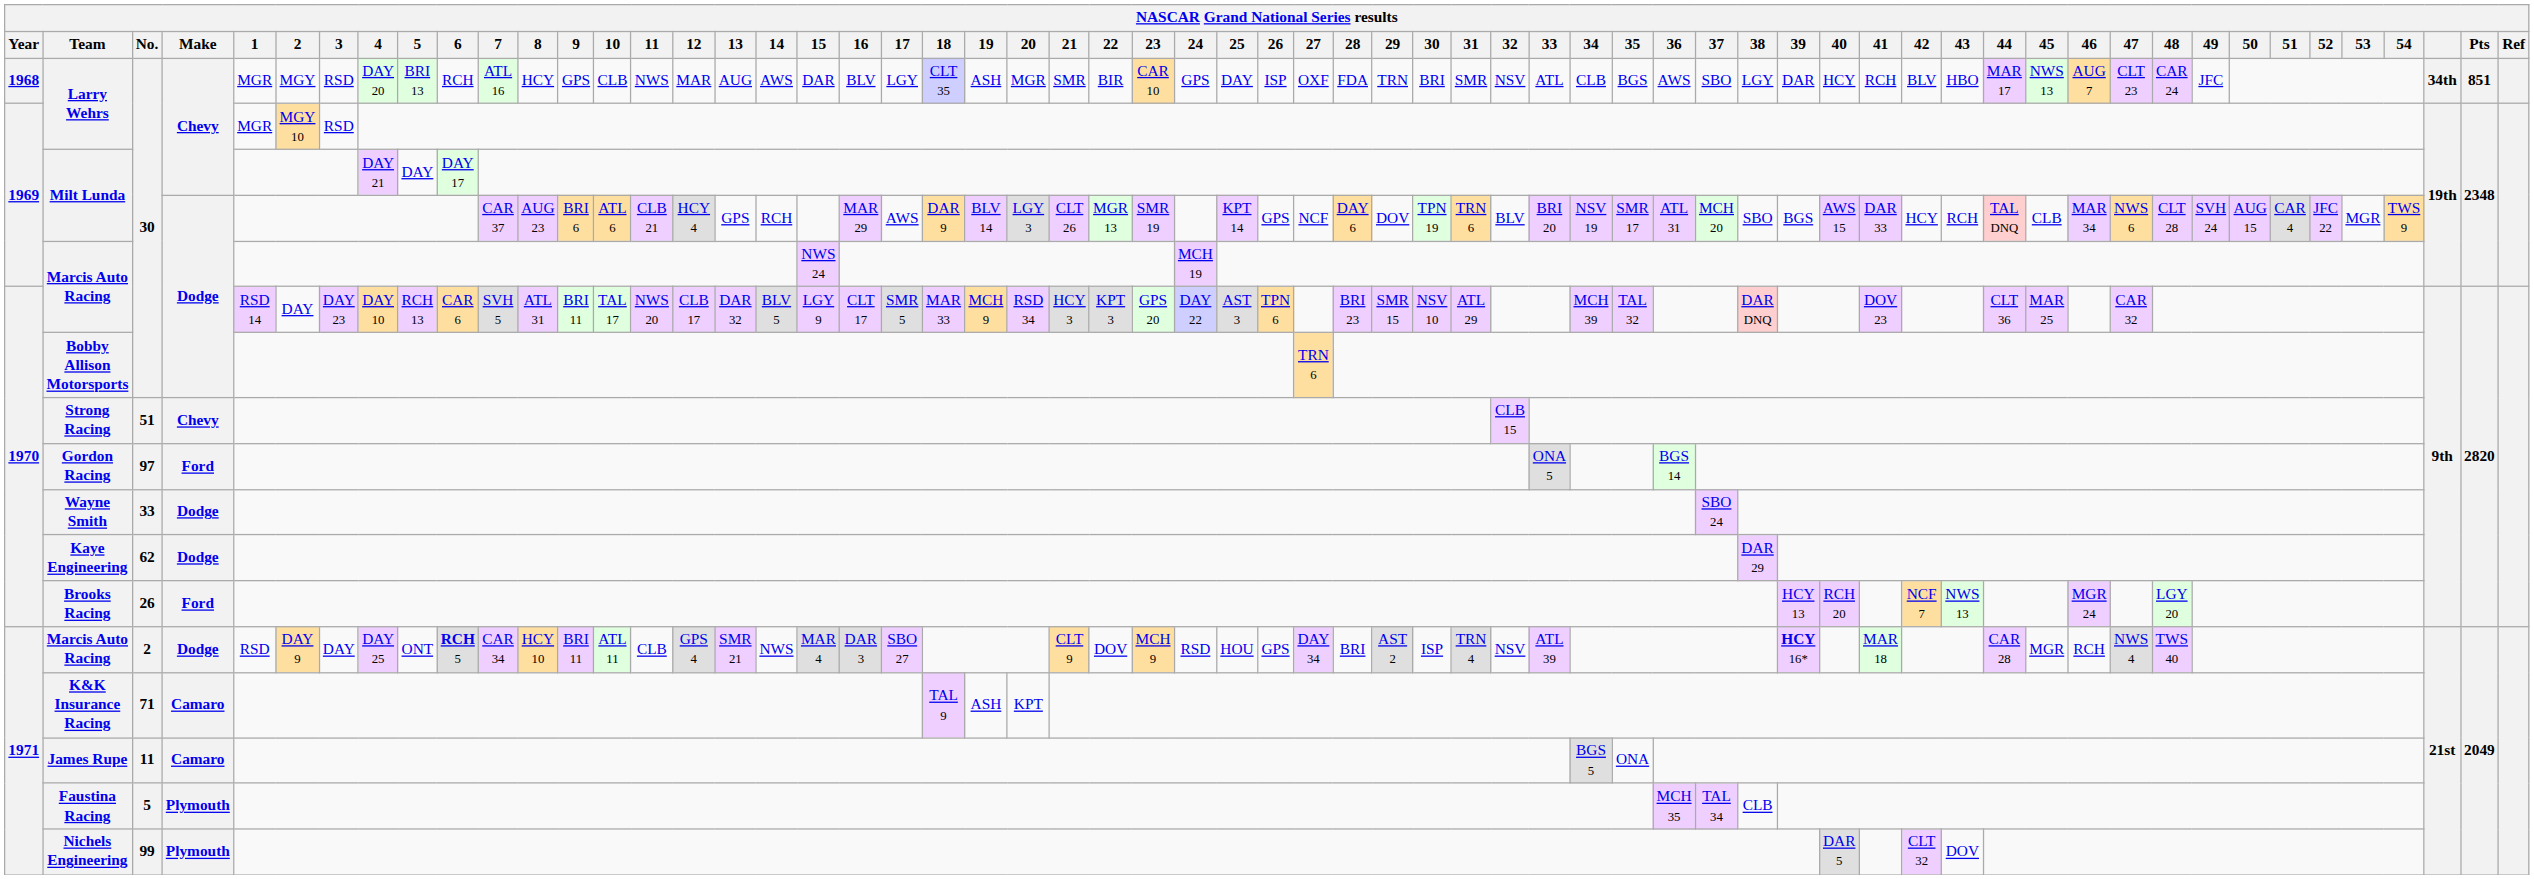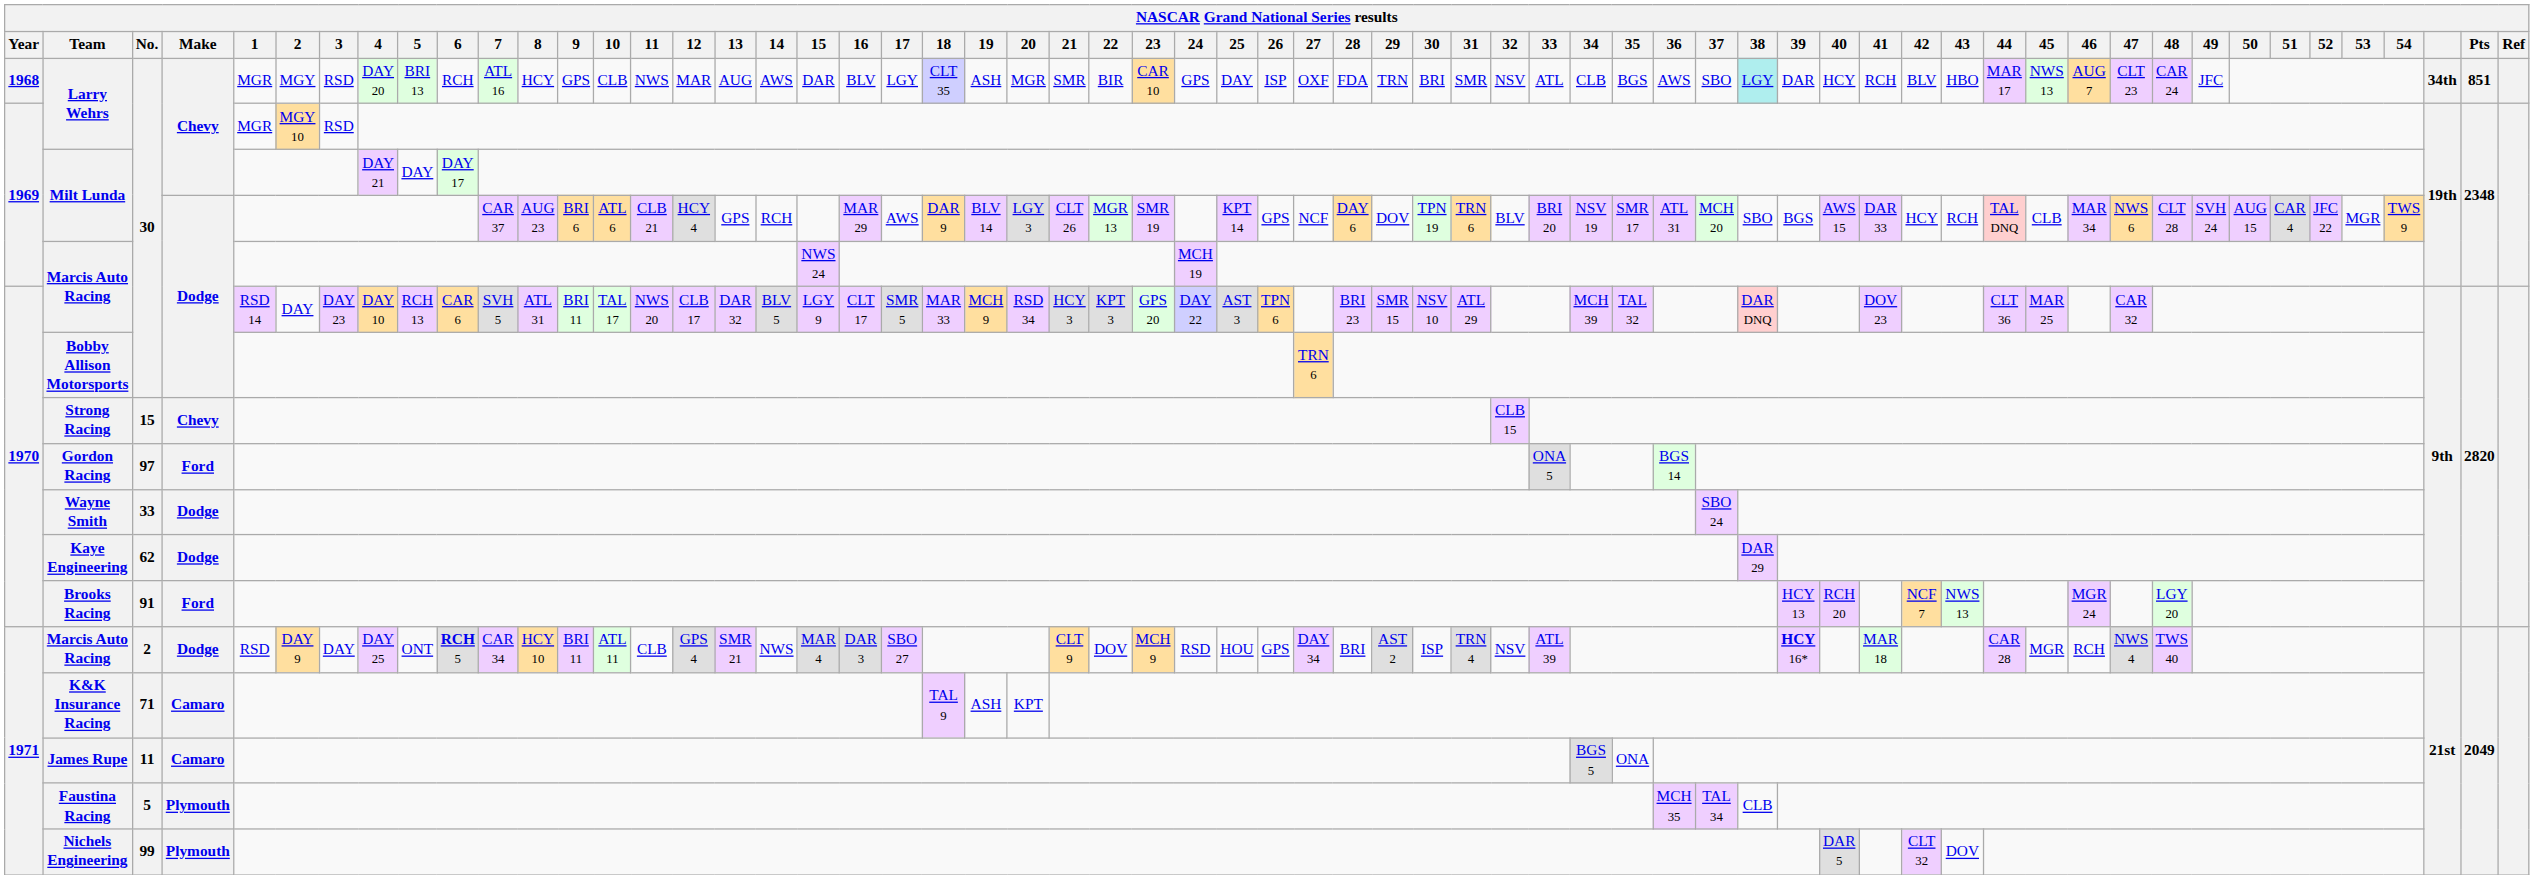(1758, 80) no background -> (1758, 80) paleturquoise background
(147, 420) 51 -> (147, 420) 15
(147, 603) 26 -> (147, 603) 91
